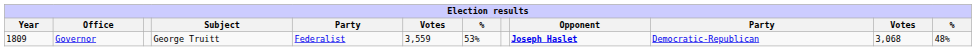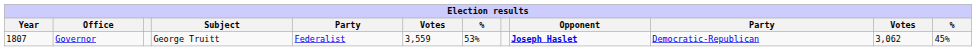(17, 39) 1809 -> (17, 39) 1807
(888, 39) 3,068 -> (888, 39) 3,062
(942, 39) 48% -> (942, 39) 45%
